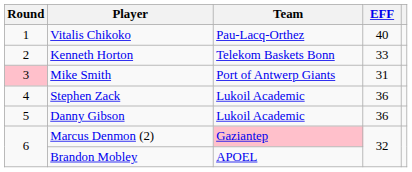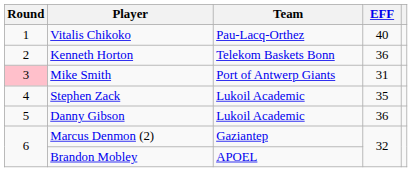(382, 55) 33 -> (382, 55) 36
(382, 95) 36 -> (382, 95) 35
(242, 136) pink background -> (242, 136) no background
